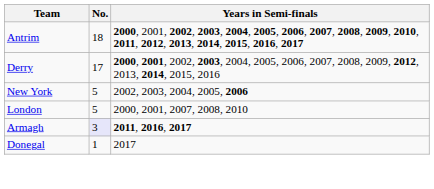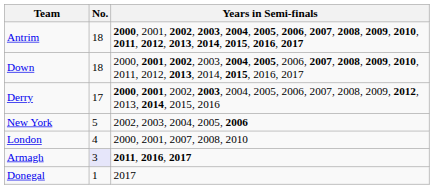+ row: (21, 67)
(95, 109) 5 -> (95, 139) 4
